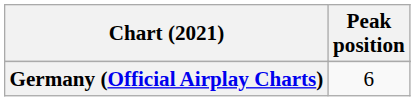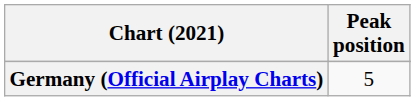(369, 78) 6 -> (369, 78) 5
